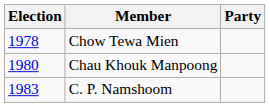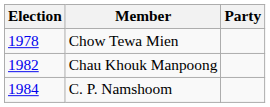(23, 65) 1980 -> (23, 65) 1982
(23, 89) 1983 -> (23, 89) 1984
